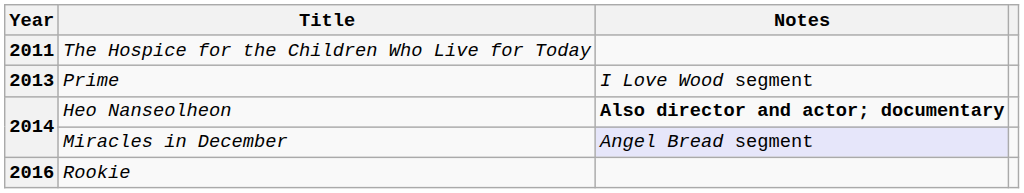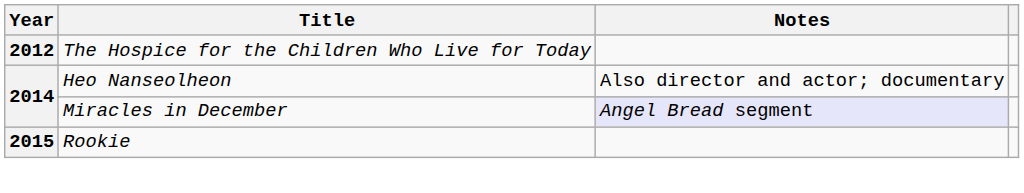(32, 50) 2011 -> (32, 50) 2012
- row: (91, 81)
(802, 112) bold -> (802, 81) normal
(32, 173) 2016 -> (32, 142) 2015
